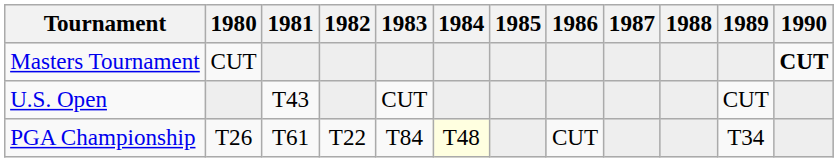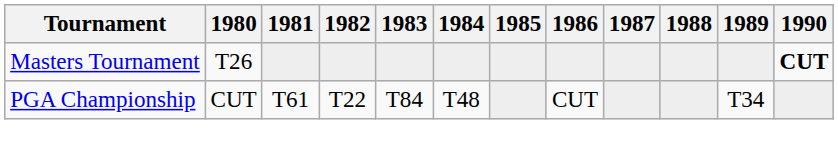(234, 61) CUT -> (234, 61) T26
- row: (59, 99)
(234, 138) T26 -> (234, 99) CUT
(461, 138) lightyellow background -> (461, 99) no background
